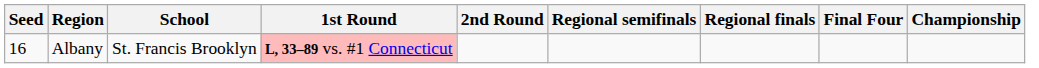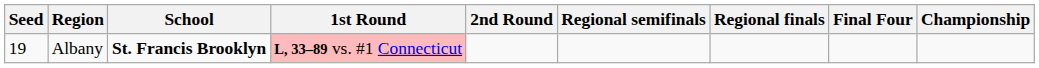(17, 47) 16 -> (17, 47) 19
(184, 47) normal -> (189, 47) bold
